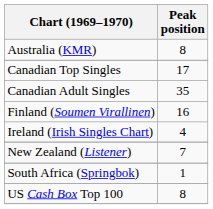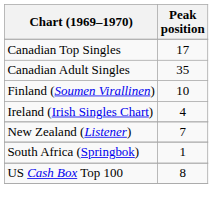- row: (52, 49)
(183, 111) 16 -> (183, 91) 10
